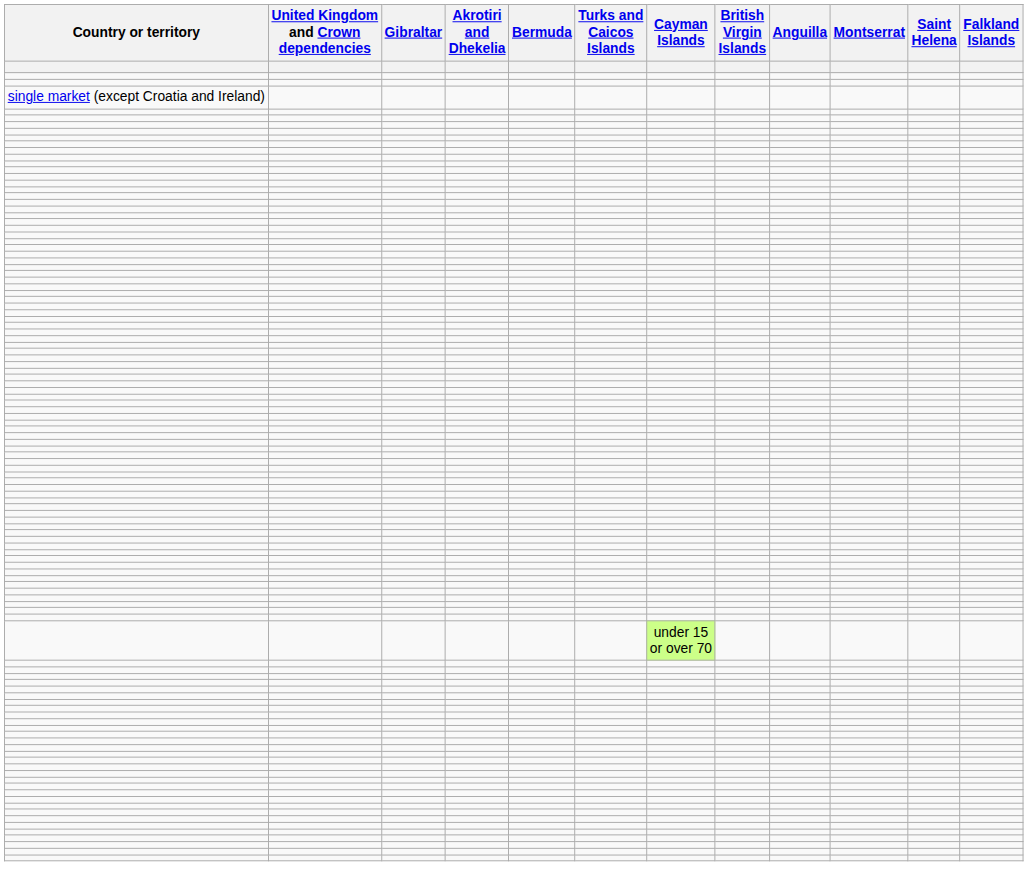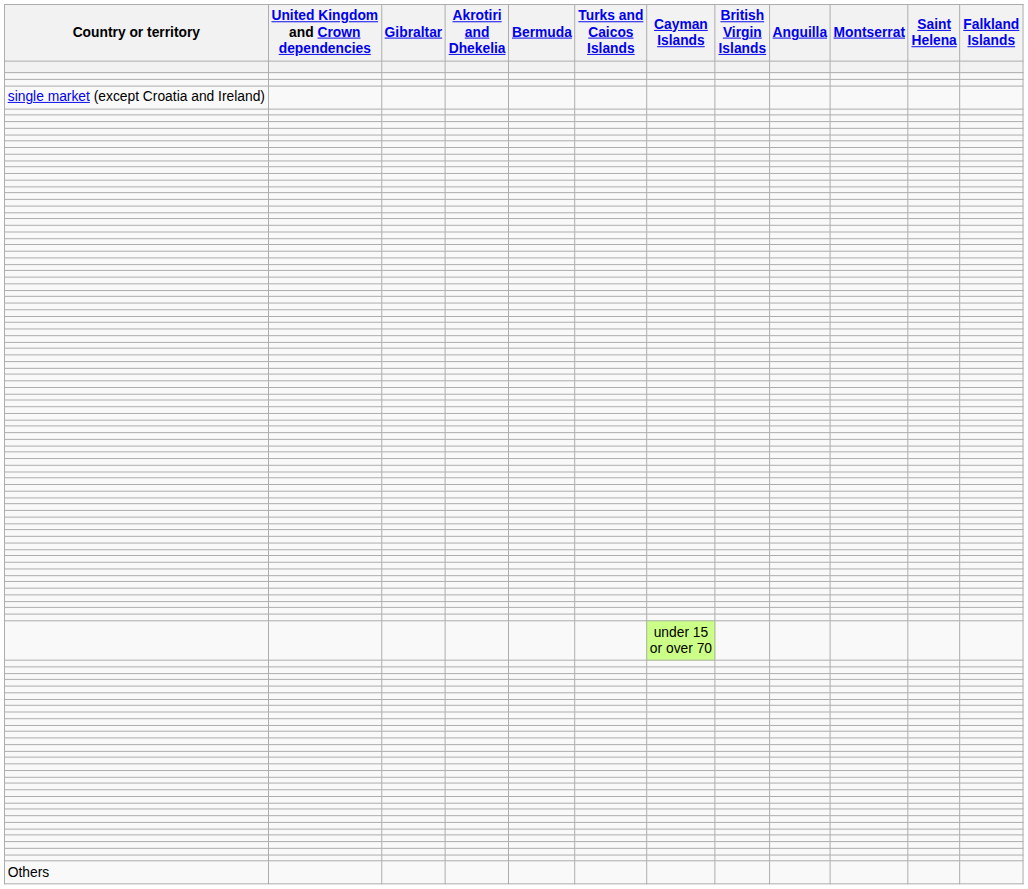+ row: (28, 873)
